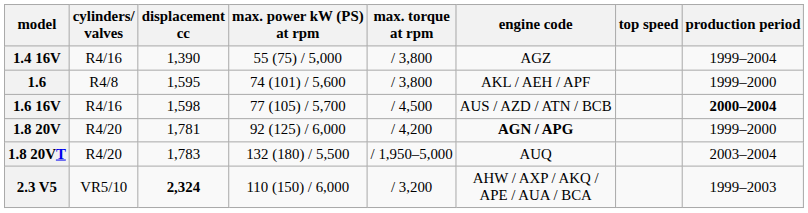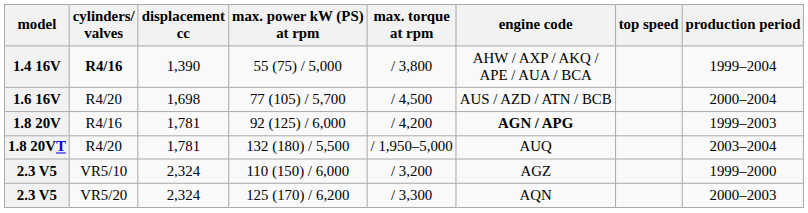(104, 57) normal -> (104, 66) bold
(536, 57) AGZ -> (536, 66) AHW / AXP / AKQ / APE / AUA / BCA
- row: (298, 81)
(104, 105) R4/16 -> (104, 98) R4/20
(183, 105) 1,598 -> (183, 98) 1,698
(743, 105) bold -> (743, 98) normal
(104, 129) R4/20 -> (104, 122) R4/16
(743, 129) 1999–2000 -> (743, 122) 1999–2003
(183, 154) 1,783 -> (183, 147) 1,781
(183, 186) bold -> (183, 171) normal
(536, 186) AHW / AXP / AKQ / APE / AUA / BCA -> (536, 171) AGZ
(743, 186) 1999–2003 -> (743, 171) 1999–2000
+ row: (298, 195)
